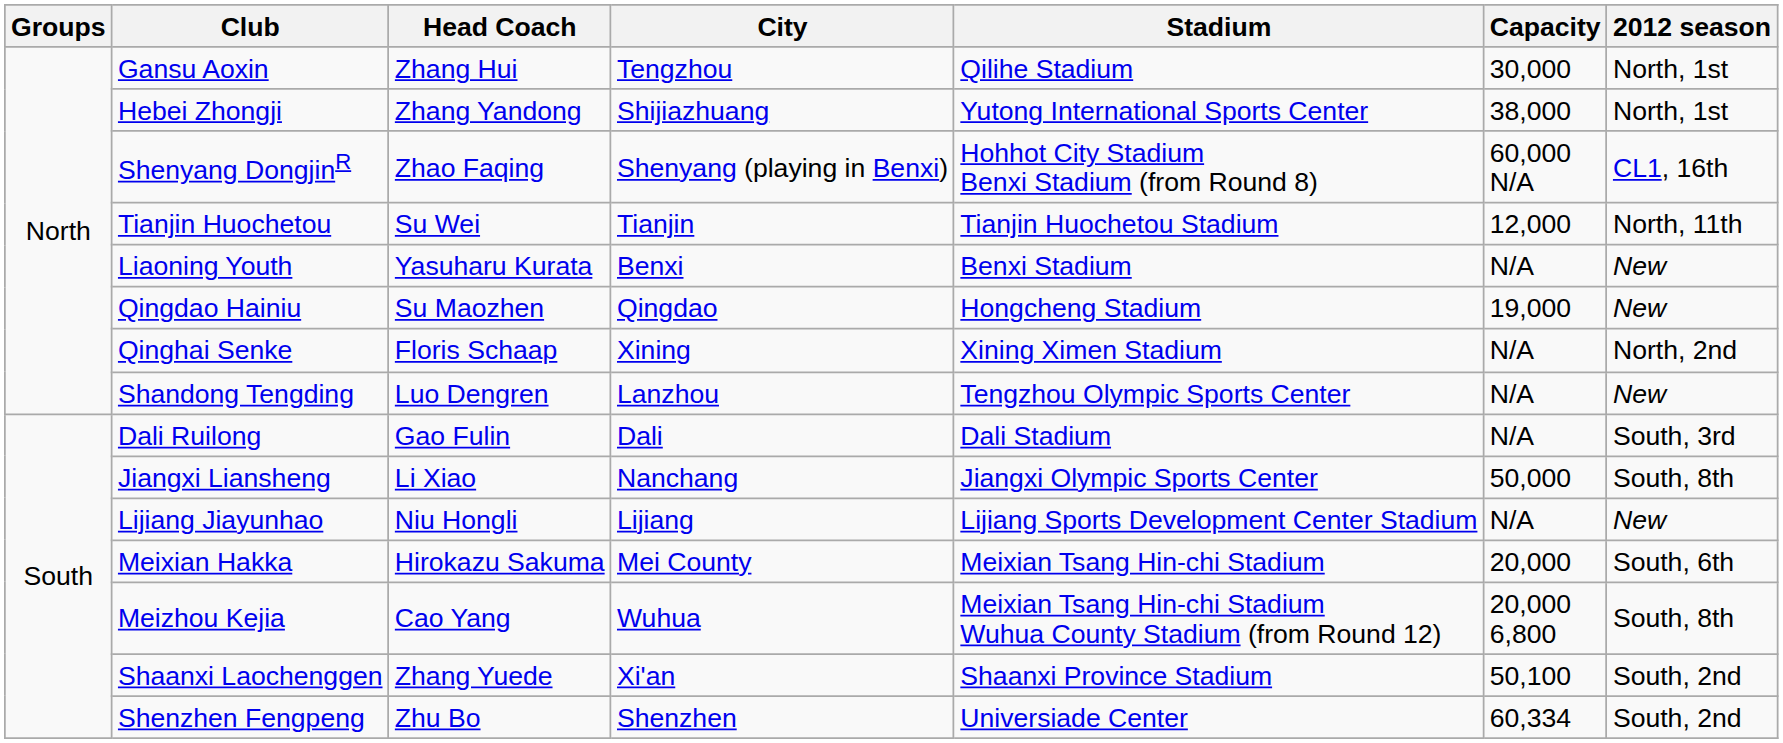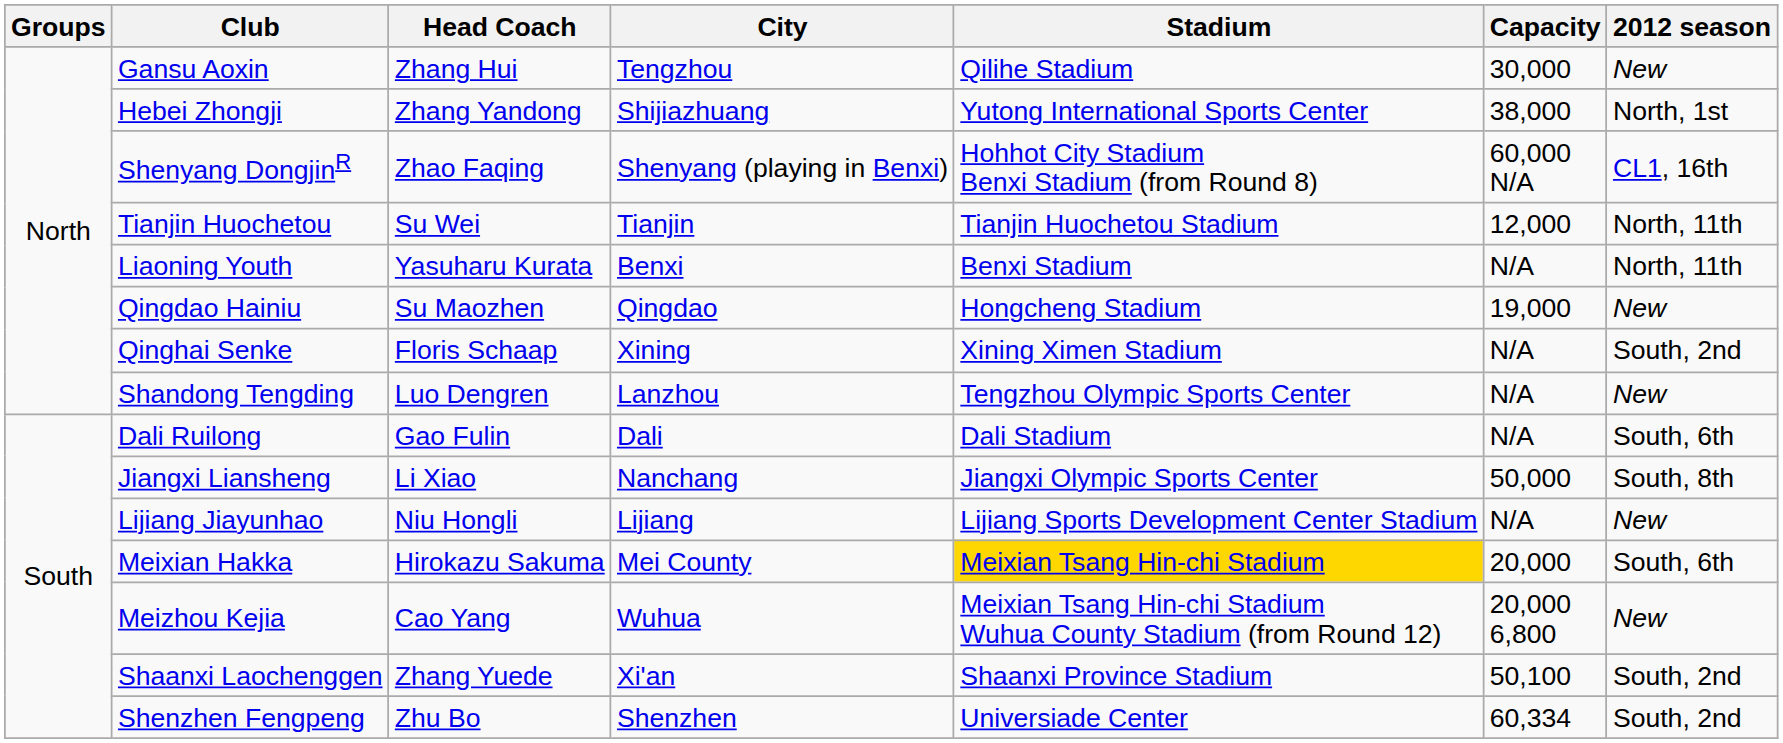(1671, 68) North, 1st -> (1640, 68) New
(1640, 266) New -> (1678, 266) North, 11th
(1675, 351) North, 2nd -> (1677, 351) South, 2nd
(1674, 435) South, 3rd -> (1674, 435) South, 6th
(1143, 561) no background -> (1143, 561) gold background
(1674, 618) South, 8th -> (1640, 618) New
